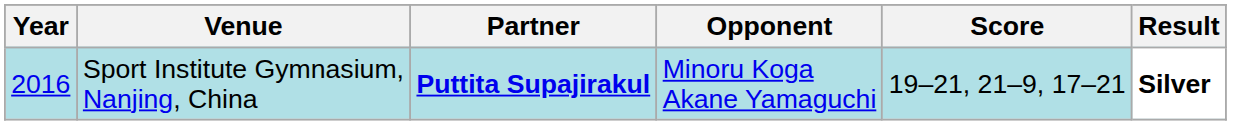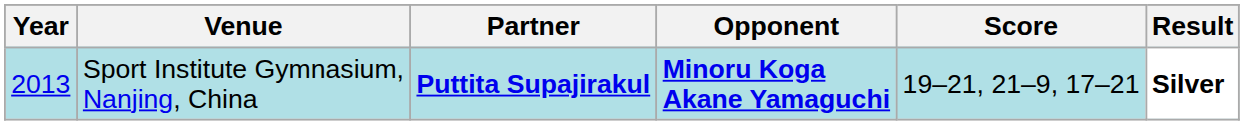(41, 83) 2016 -> (41, 83) 2013
(769, 83) normal -> (776, 83) bold
